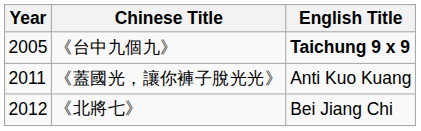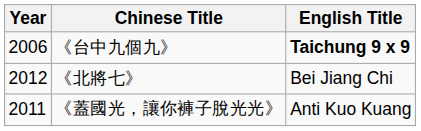(28, 47) 2005 -> (28, 47) 2006
rows swapped: (169, 78) <-> (99, 108)
